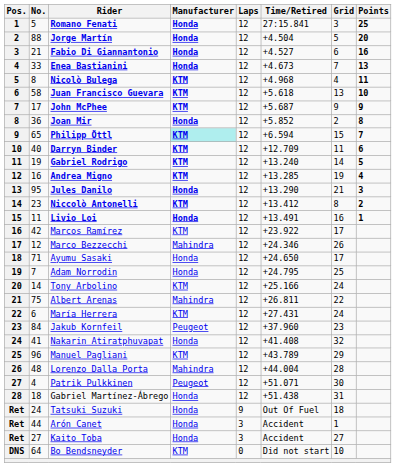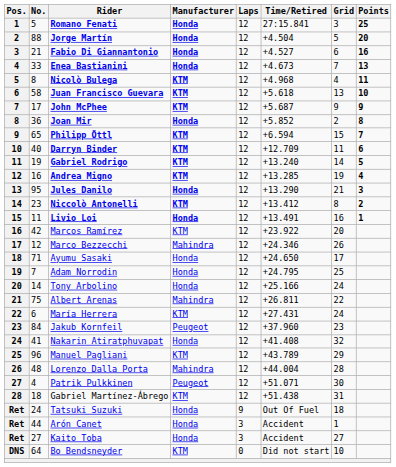(180, 135) paleturquoise background -> (180, 135) no background
(339, 232) 17 -> (339, 232) 20
(180, 287) KTM -> (185, 287) Honda
(185, 397) Honda -> (180, 397) KTM
